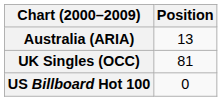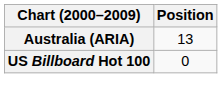- row: (79, 61)
